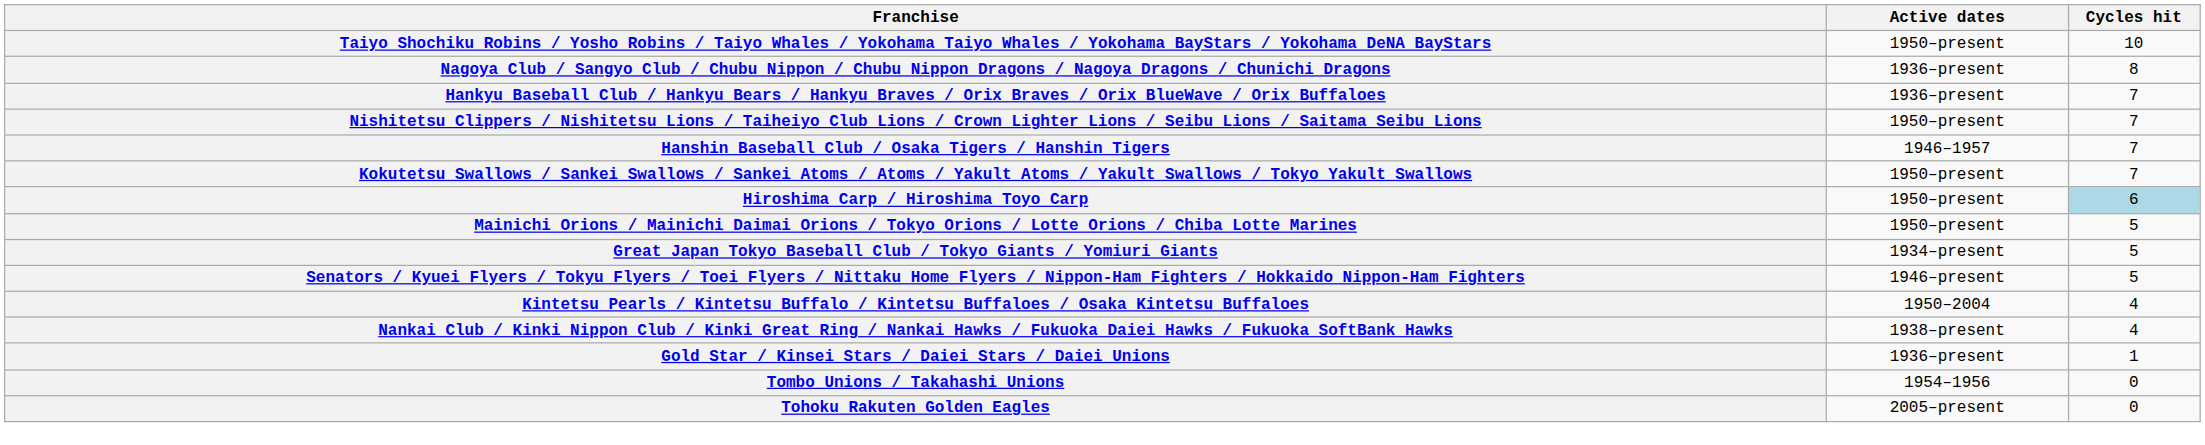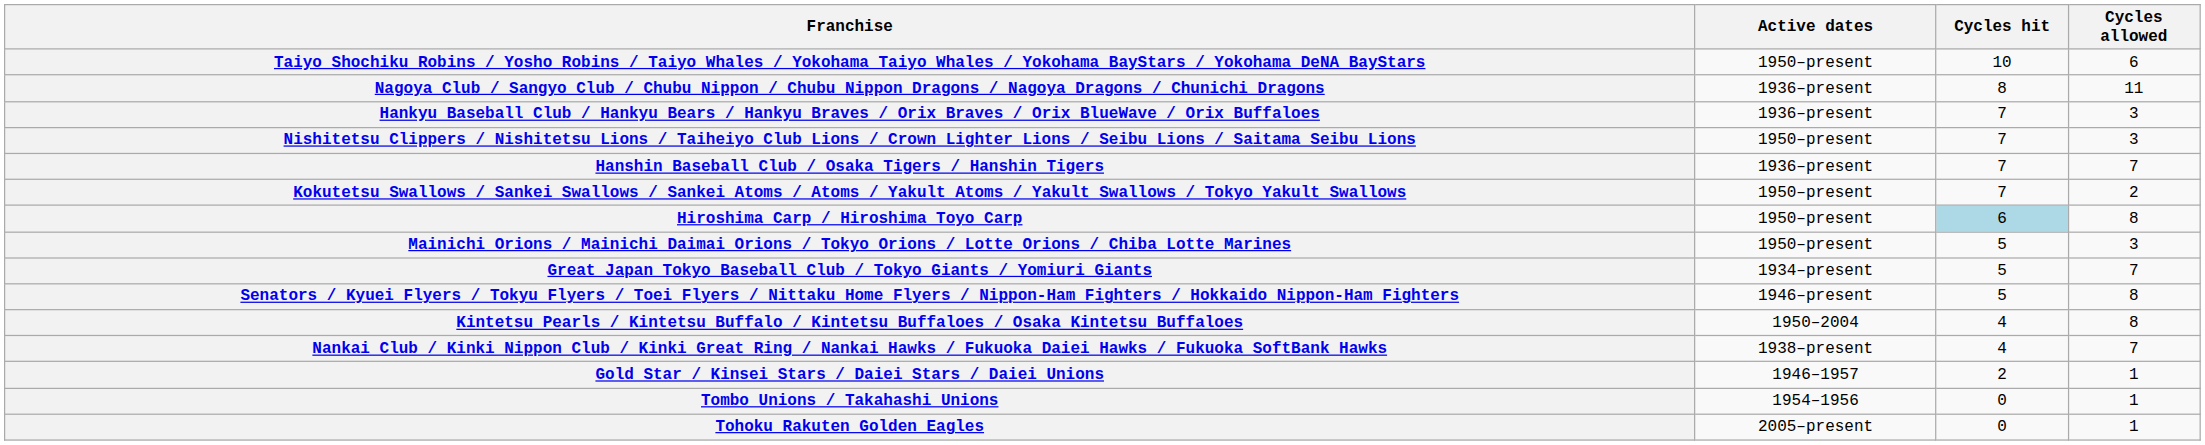+ column: (2134, 27)
(1947, 148) 1946–1957 -> (1816, 166) 1936–present
(1947, 356) 1936–present -> (1816, 375) 1946–1957
(2134, 356) 1 -> (2002, 375) 2
